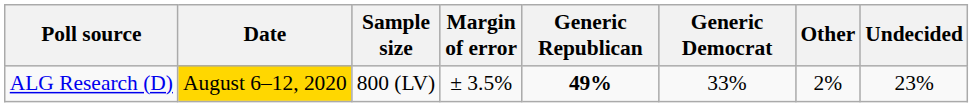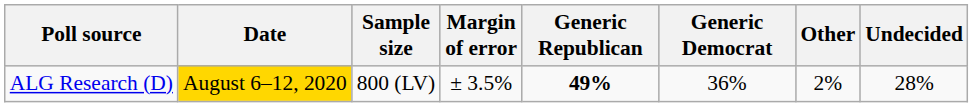(727, 83) 33% -> (727, 83) 36%
(914, 83) 23% -> (914, 83) 28%
